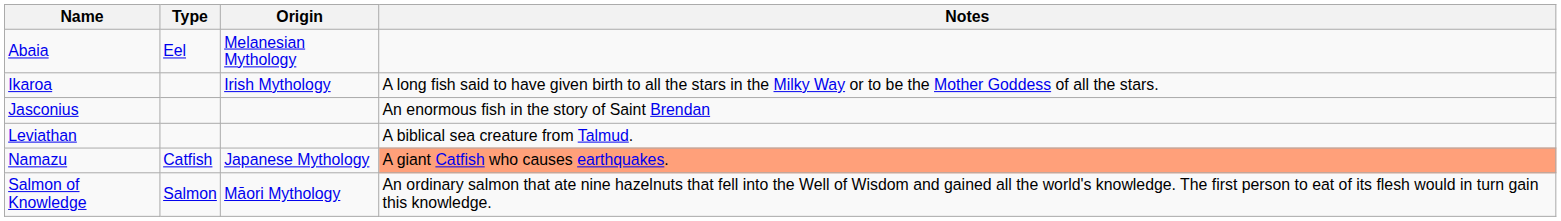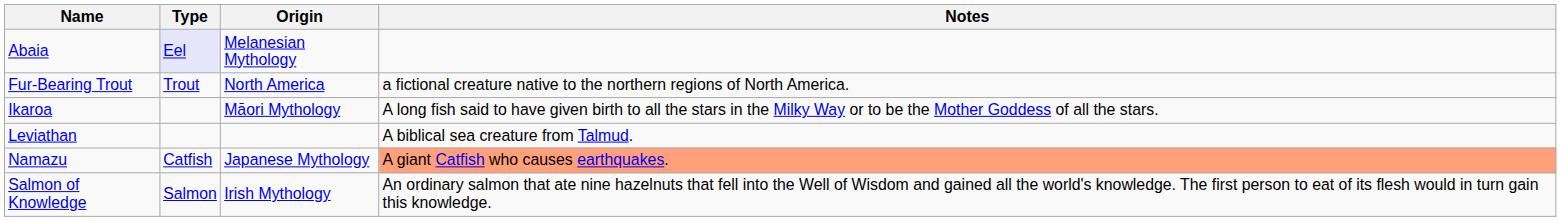(175, 51) no background -> (175, 51) lavender background
+ row: (70, 85)
(277, 85) Irish Mythology -> (282, 110) Māori Mythology
- row: (43, 110)
(282, 194) Māori Mythology -> (277, 194) Irish Mythology
